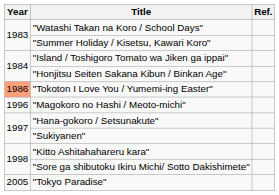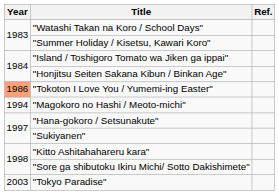(17, 105) 1996 -> (17, 105) 1994
(17, 182) 2005 -> (17, 182) 2003
